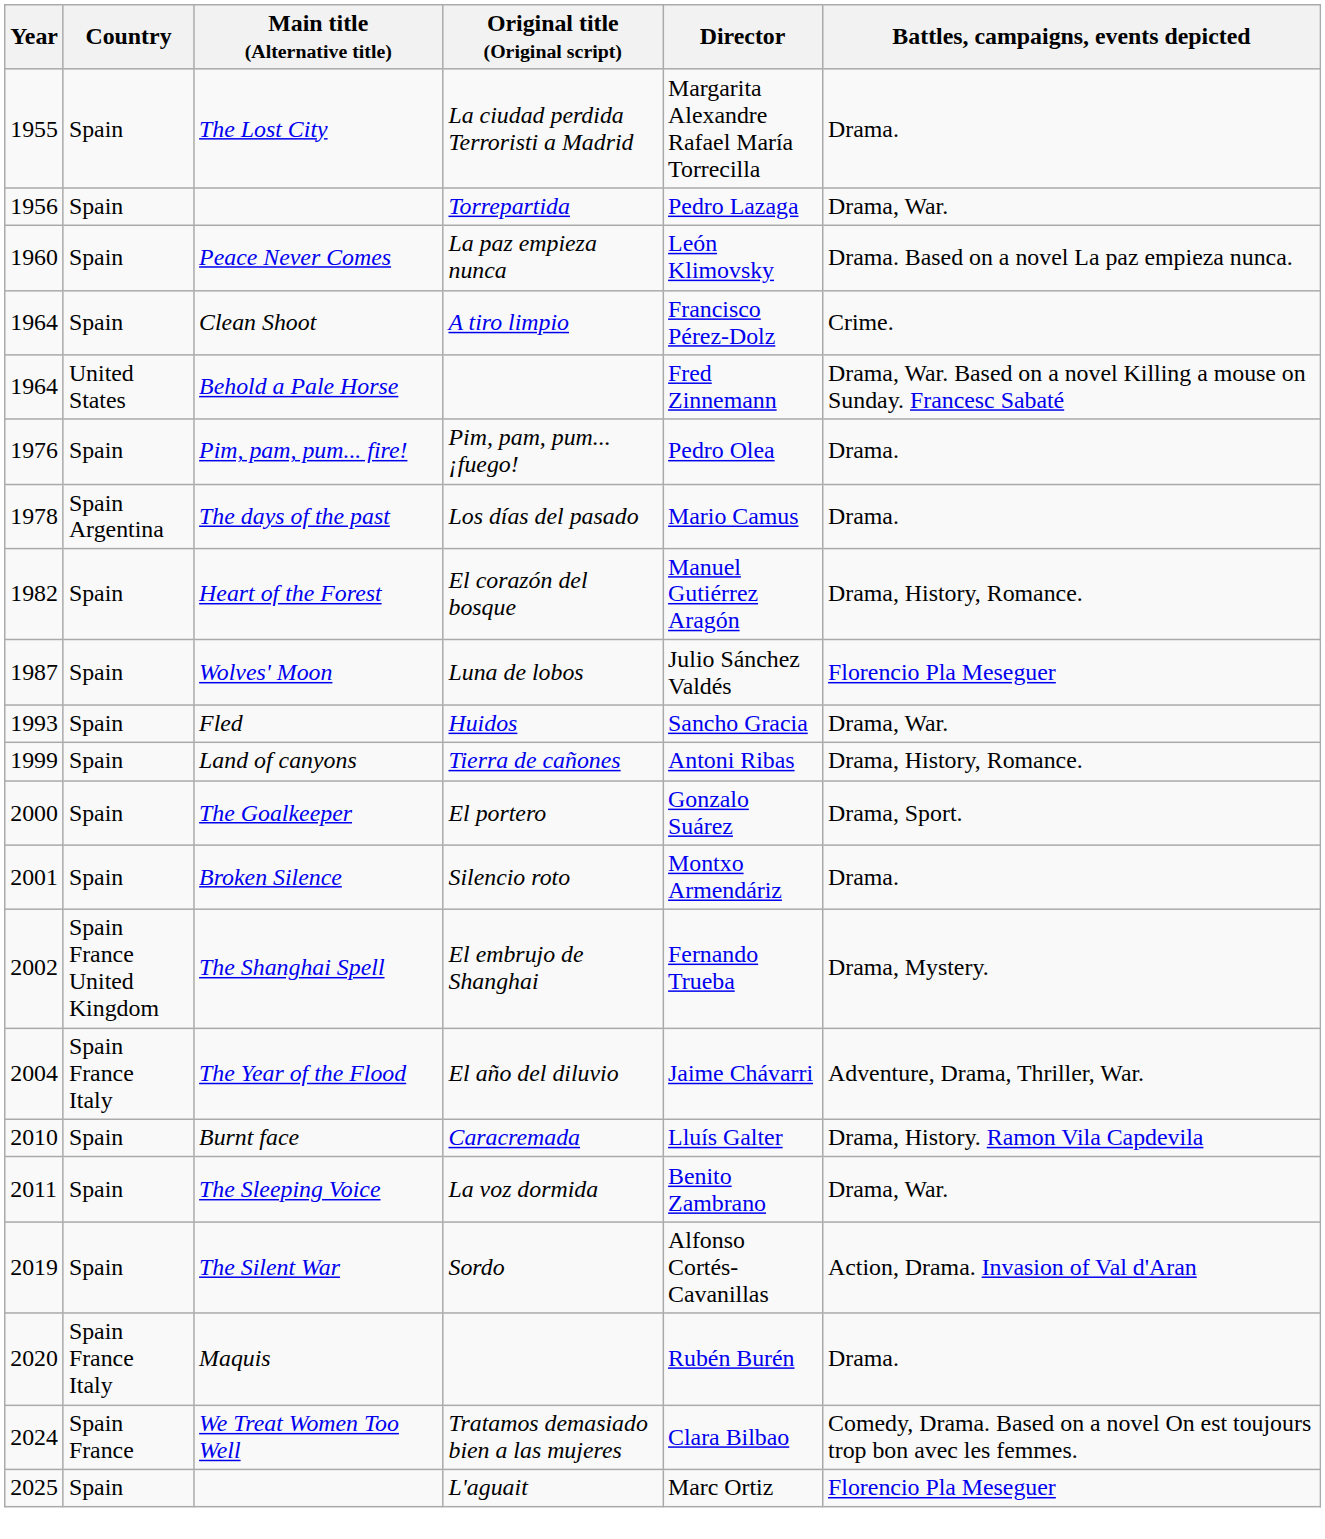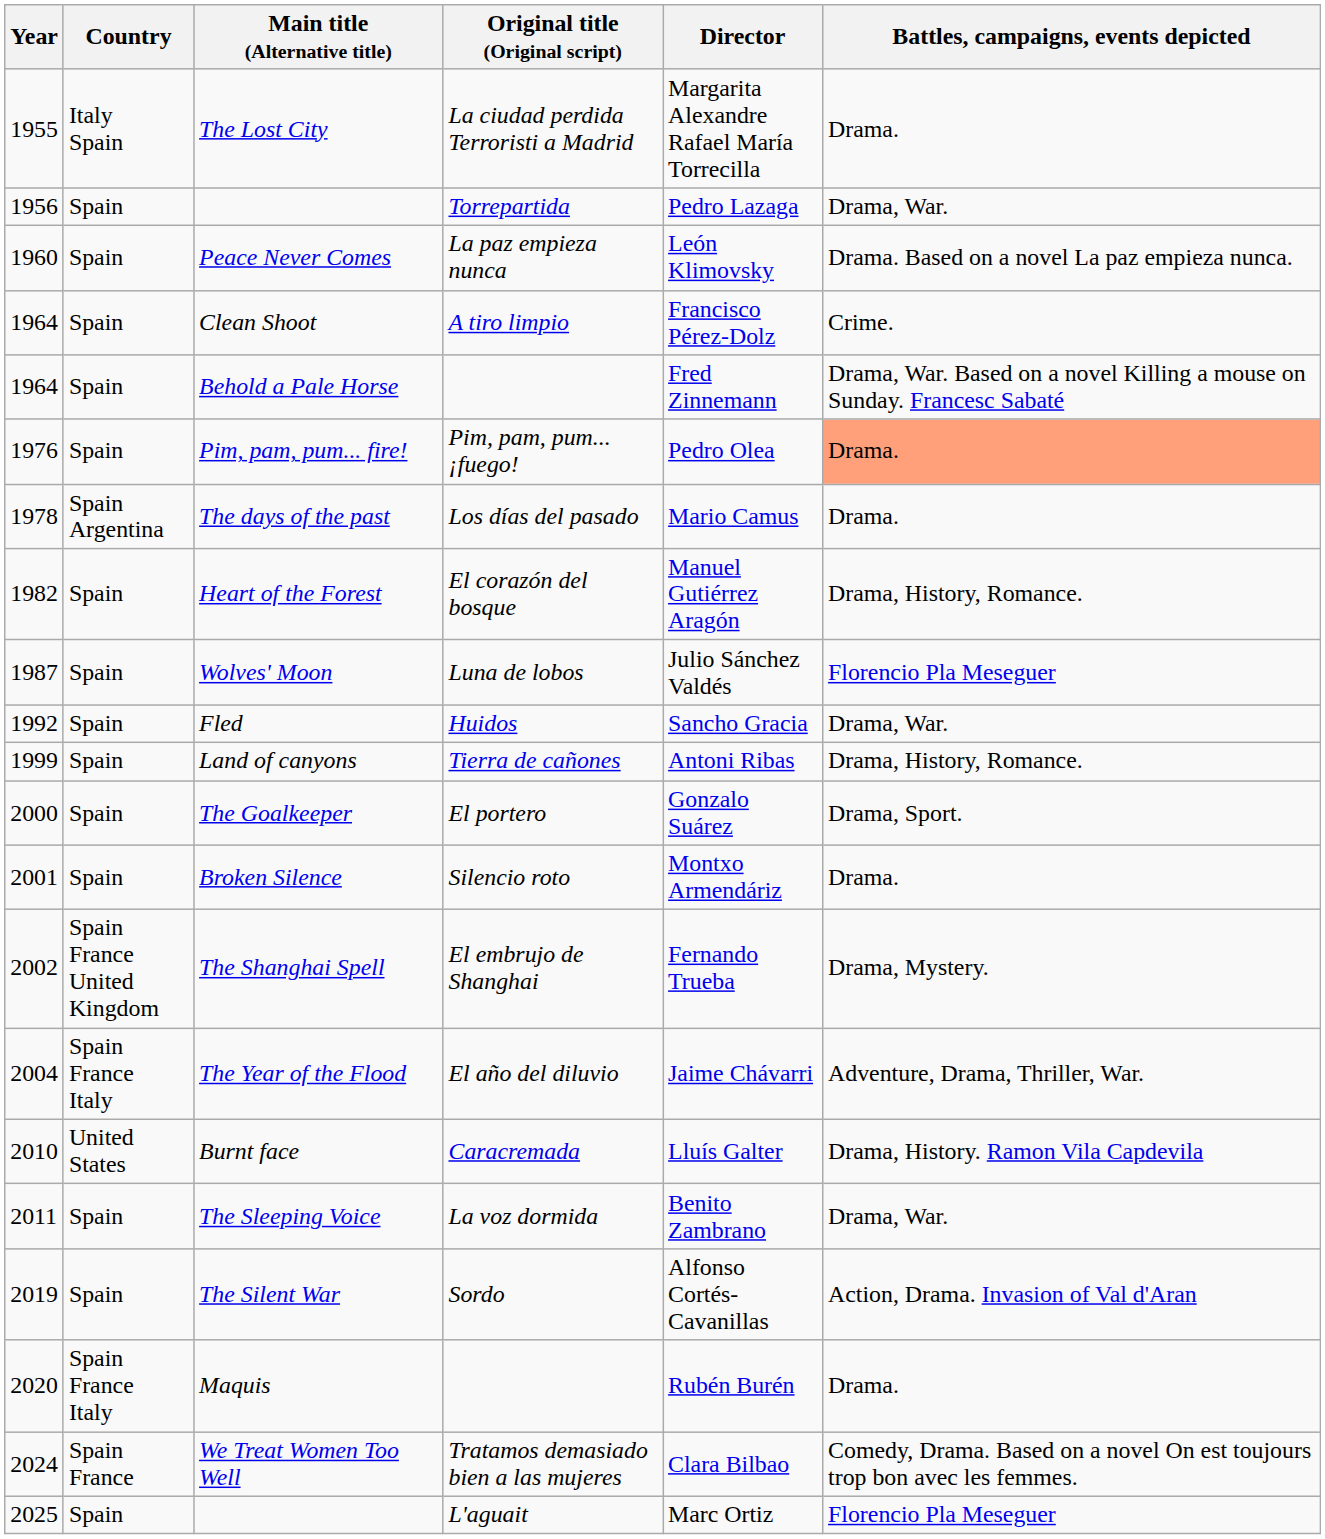(96, 128) Spain -> (96, 128) Italy Spain
(101, 386) United States -> (96, 386) Spain
(863, 451) no background -> (863, 451) lightsalmon background
(34, 723) 1993 -> (34, 723) 1992
(96, 1137) Spain -> (101, 1151) United States
